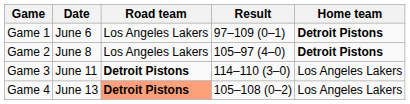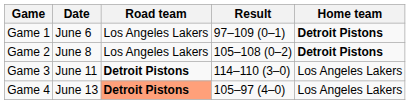(250, 52) 105–97 (4–0) -> (253, 52) 105–108 (0–2)
(253, 90) 105–108 (0–2) -> (250, 90) 105–97 (4–0)
